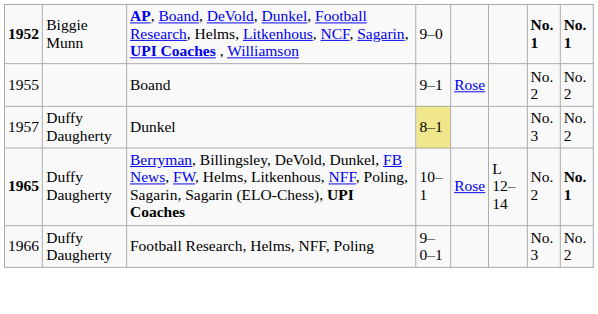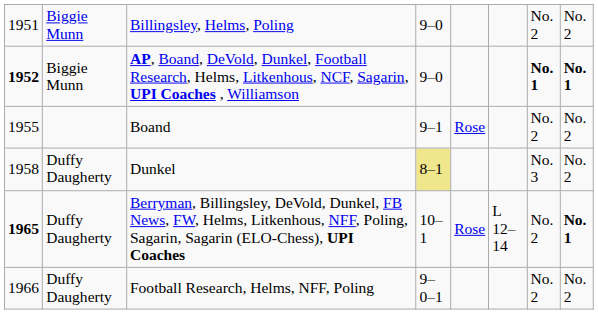+ row: (212, 25)
(24, 127) 1957 -> (24, 169) 1958
(542, 246) No. 3 -> (542, 288) No. 2
